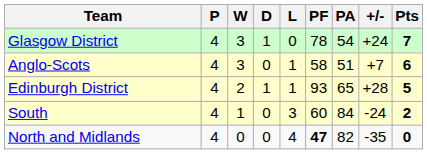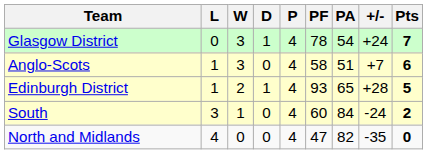columns swapped: (214, 16) <-> (293, 16)
(319, 137) bold -> (319, 137) normal
